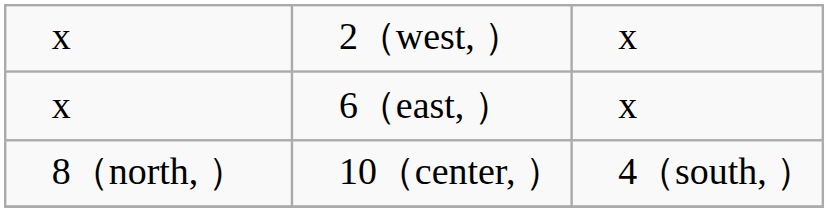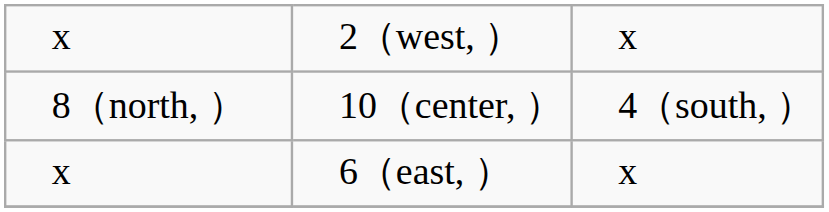rows swapped: (149, 171) <-> (61, 104)
